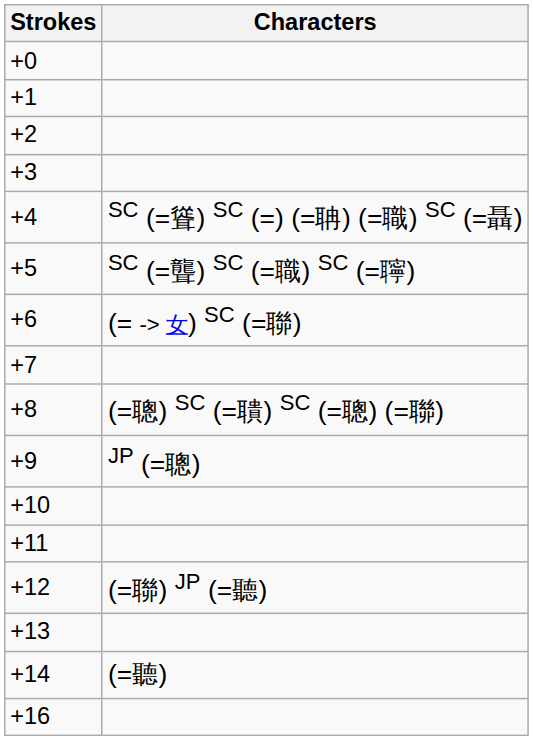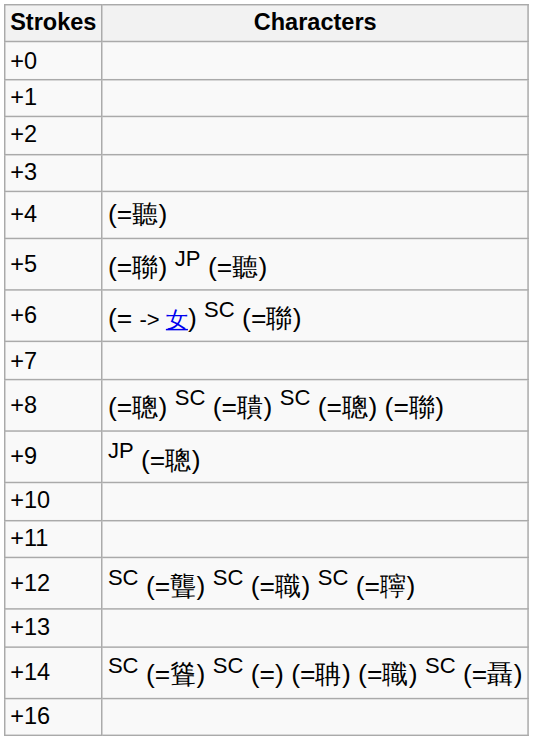(315, 216) SC (=聳) SC (=) (=聃) (=職) SC (=聶) -> (138, 215) (=聽)
(262, 267) SC (=聾) SC (=職) SC (=聹) -> (188, 263) (=聯) JP (=聽)
(188, 586) (=聯) JP (=聽) -> (262, 582) SC (=聾) SC (=職) SC (=聹)
(138, 674) (=聽) -> (315, 671) SC (=聳) SC (=) (=聃) (=職) SC (=聶)
